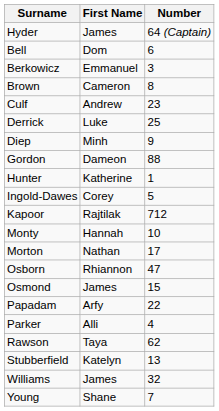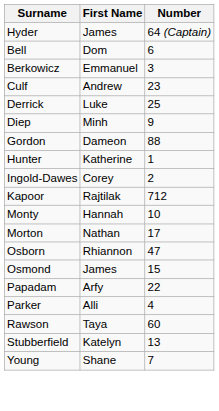- row: (23, 86)
(151, 196) 5 -> (151, 178) 2
(154, 342) 62 -> (154, 324) 60
- row: (28, 379)
